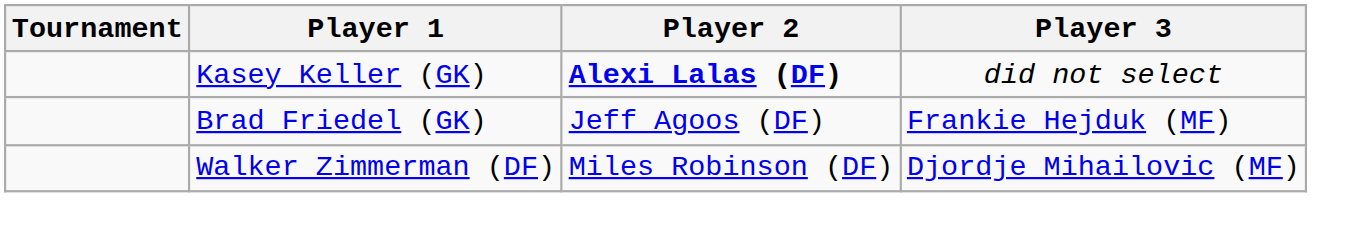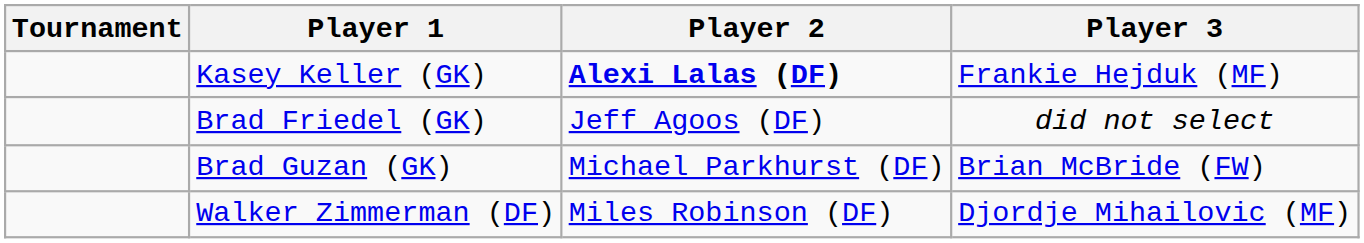(1103, 75) did not select -> (1120, 75) Frankie Hejduk (MF)
(1069, 121) Frankie Hejduk (MF) -> (1155, 121) did not select
+ row: (324, 167)
